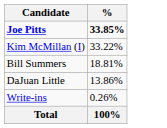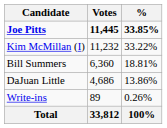+ column: (104, 13)
